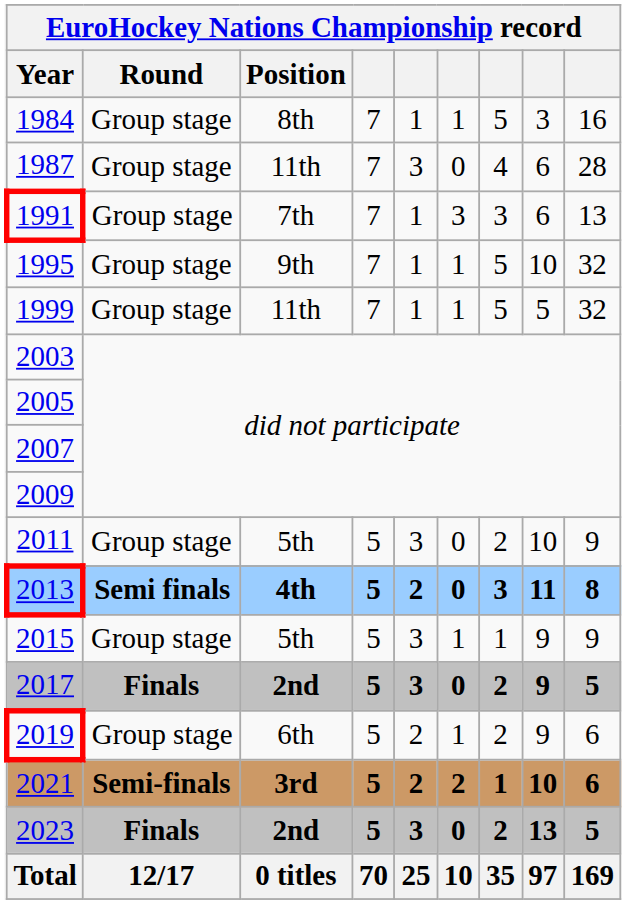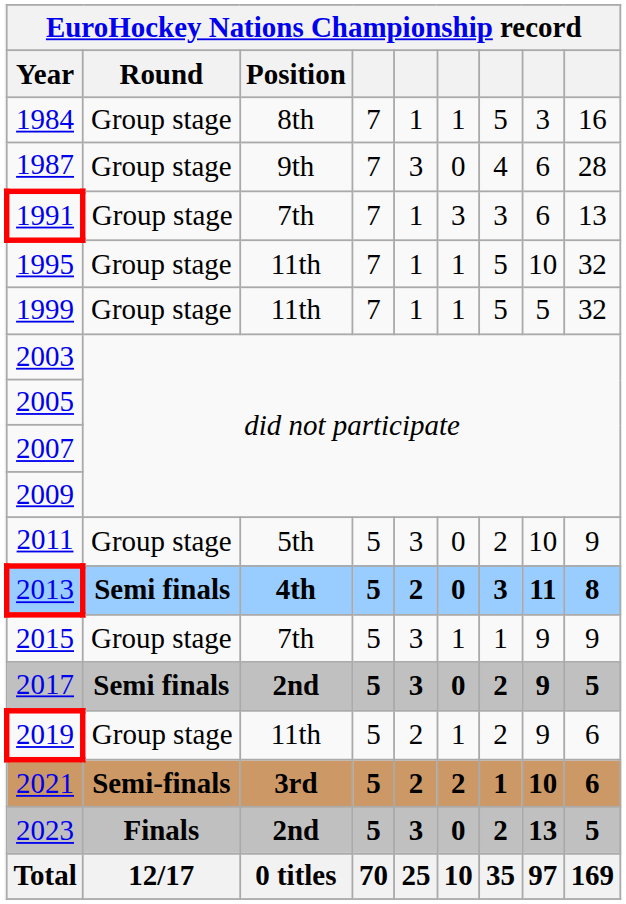(296, 166) 11th -> (296, 166) 9th
(296, 263) 9th -> (296, 263) 11th
(296, 638) 5th -> (296, 638) 7th
(161, 685) Finals -> (161, 685) Semi finals
(296, 734) 6th -> (296, 734) 11th
